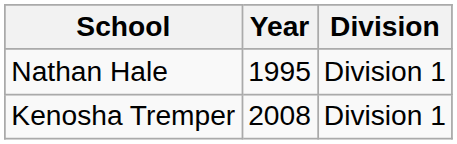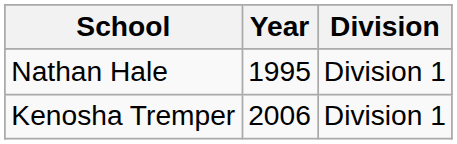(280, 116) 2008 -> (280, 116) 2006
